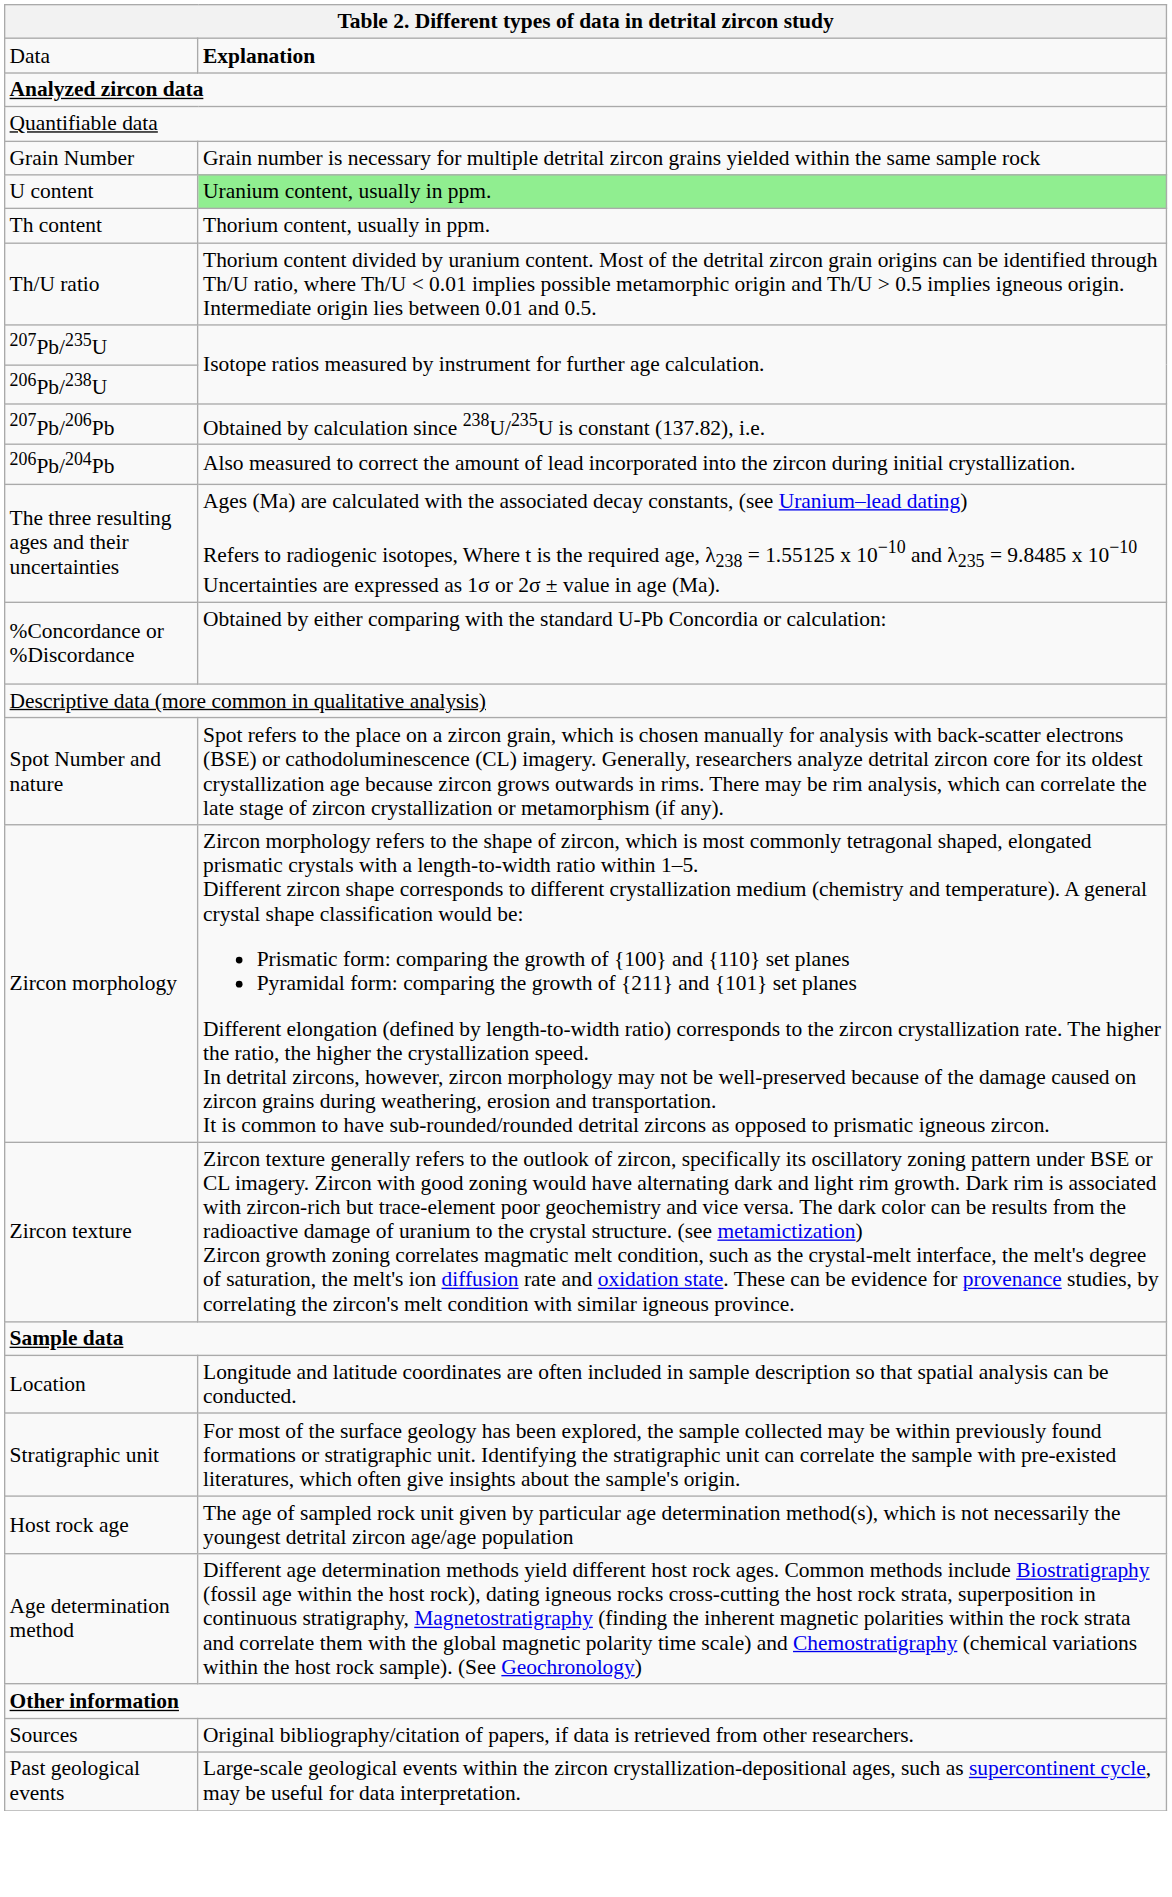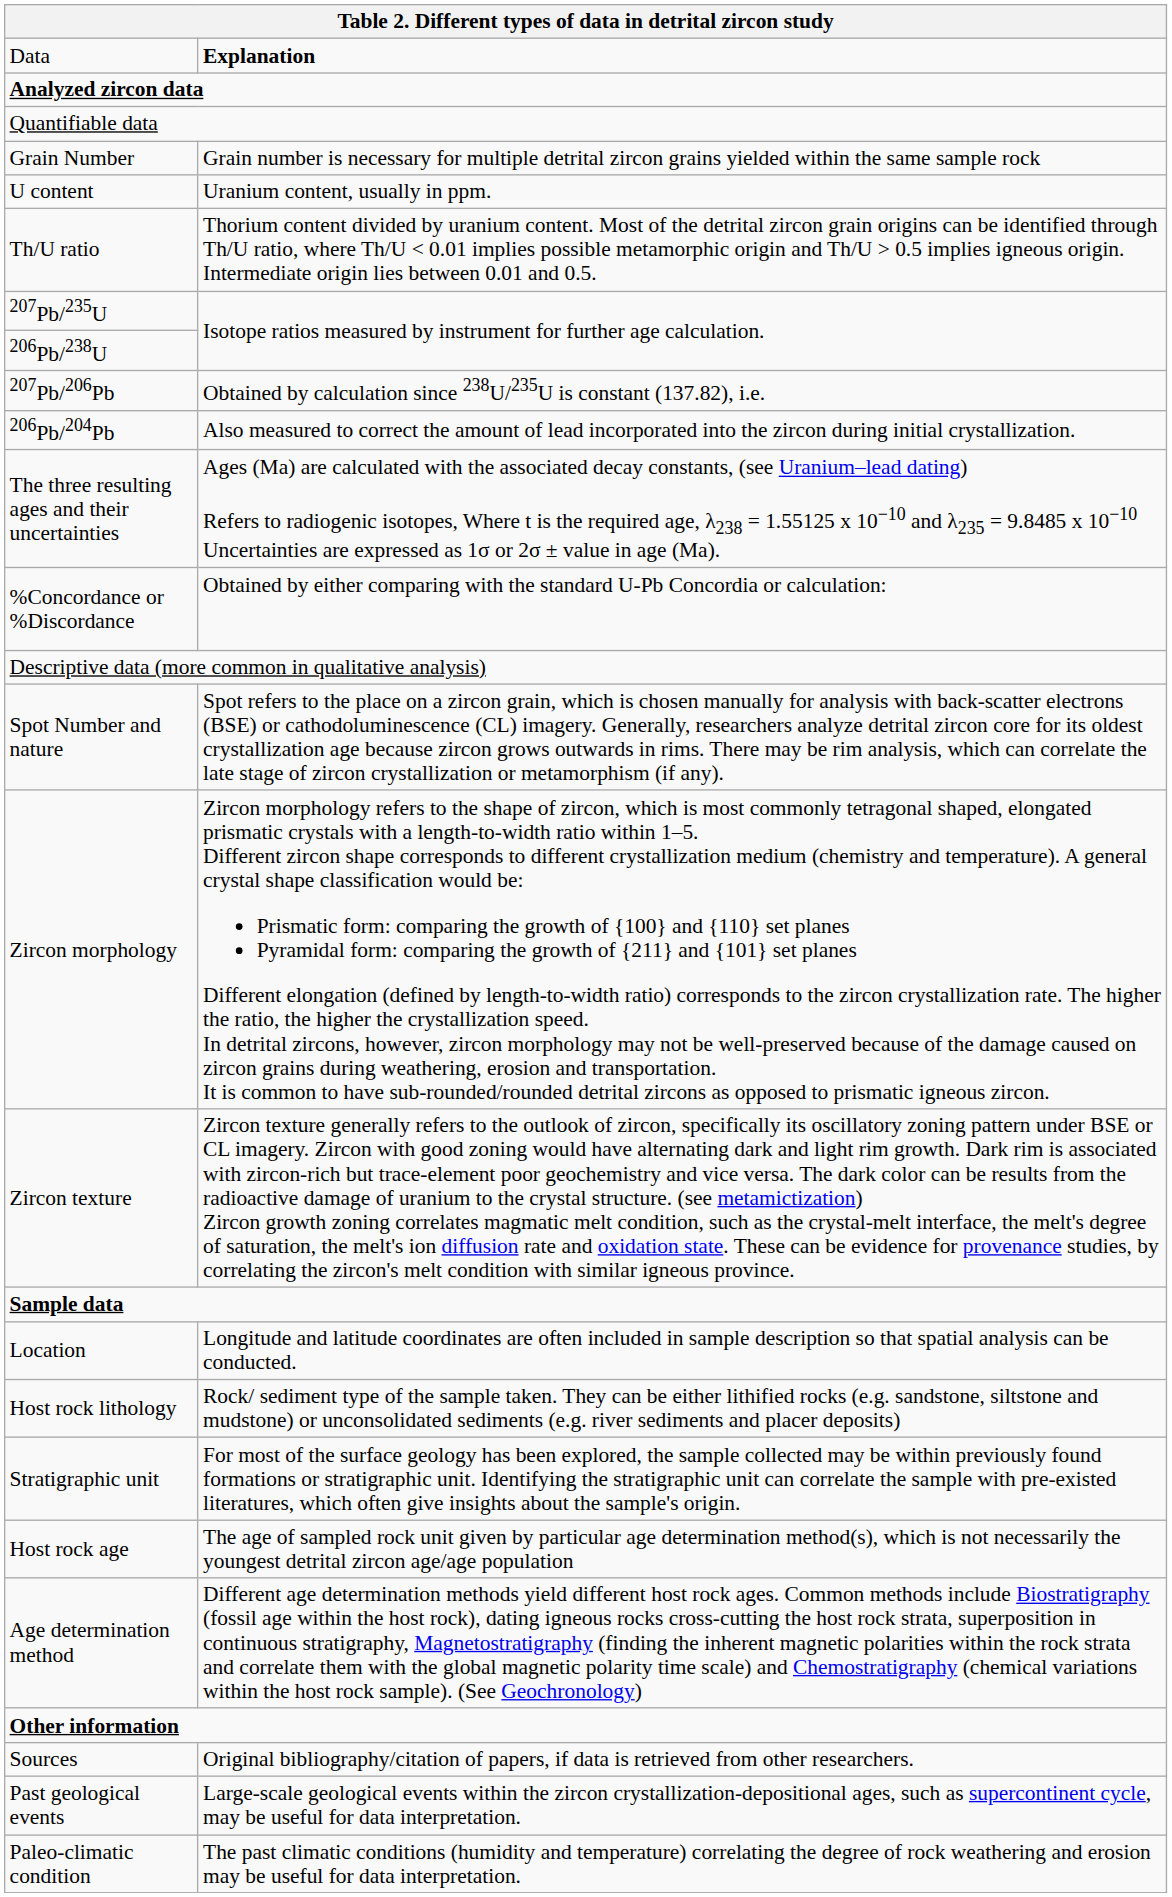(347, 191) lightgreen background -> (347, 191) no background
- row: (56, 225)
+ row: (93, 1408)
+ row: (72, 1863)
